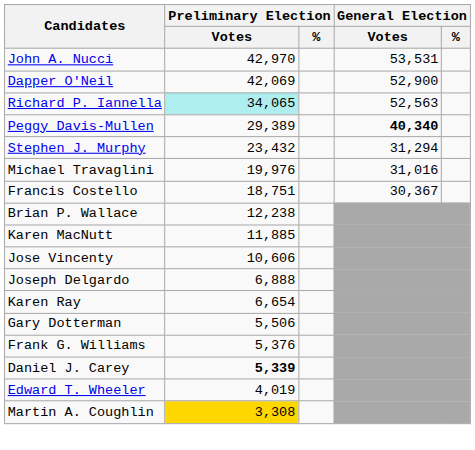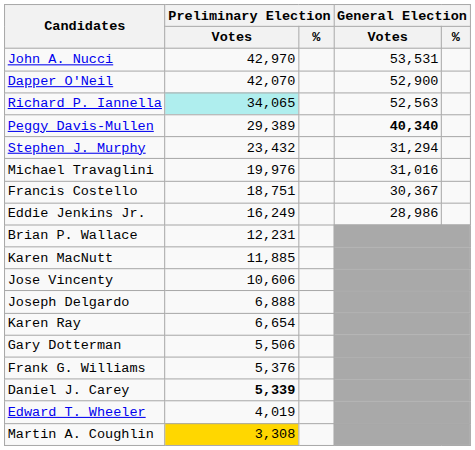(271, 82) 42,069 -> (271, 82) 42,070
+ row: (77, 214)
(271, 214) 12,238 -> (271, 236) 12,231
